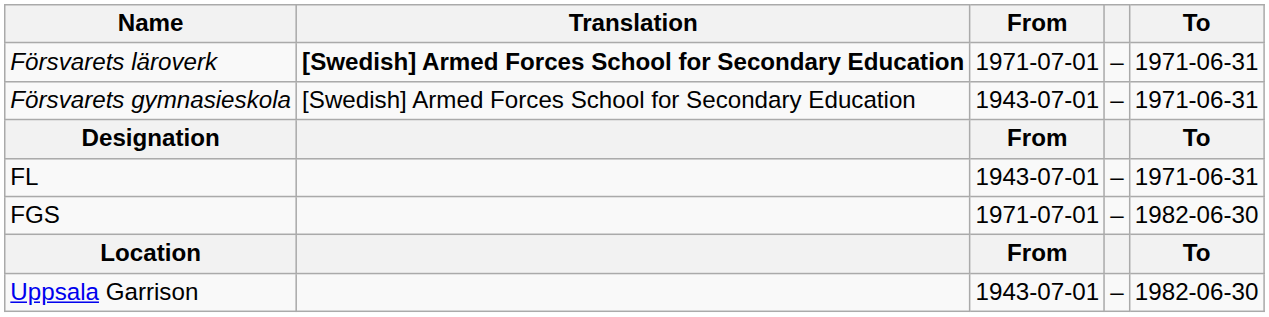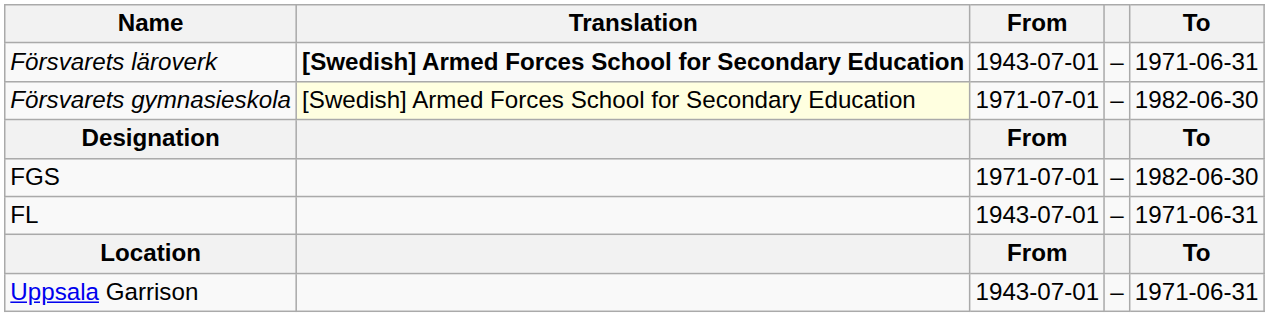(1037, 61) 1971-07-01 -> (1037, 61) 1943-07-01
(609, 100) no background -> (609, 100) lightyellow background
(1037, 100) 1943-07-01 -> (1037, 100) 1971-07-01
(1197, 100) 1971-06-31 -> (1197, 100) 1982-06-30
rows swapped: (24, 176) <-> (35, 215)
(1197, 291) 1982-06-30 -> (1197, 291) 1971-06-31
